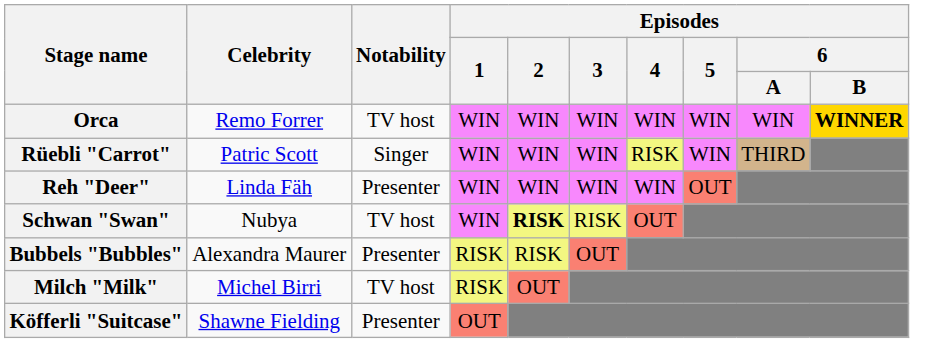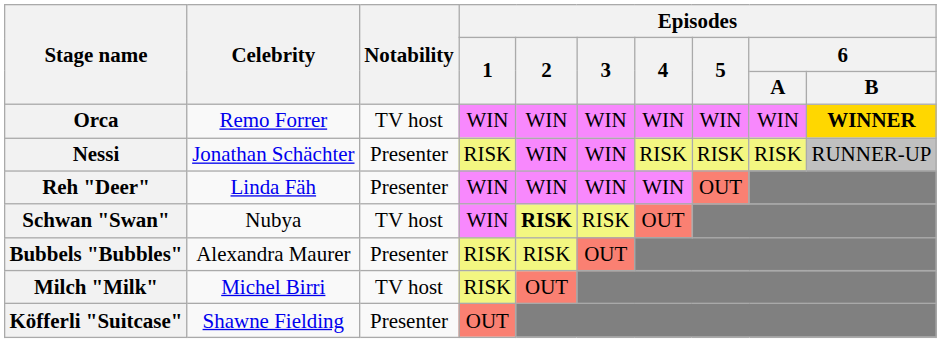+ row: (96, 154)
- row: (96, 154)
